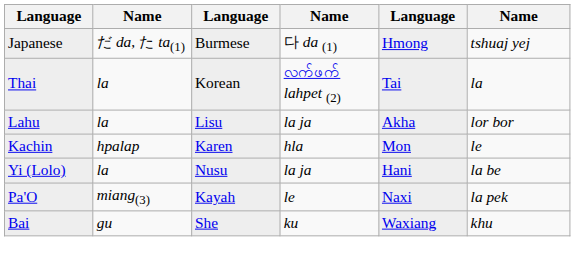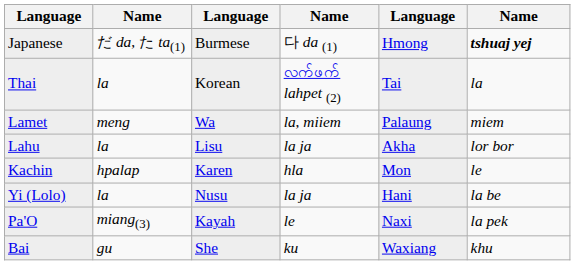(500, 43) normal -> (501, 43) bold
+ row: (28, 121)
